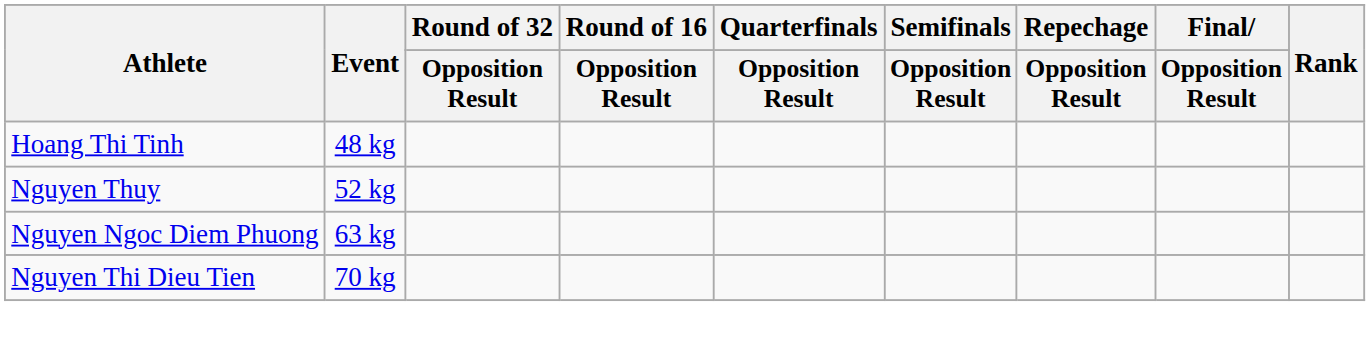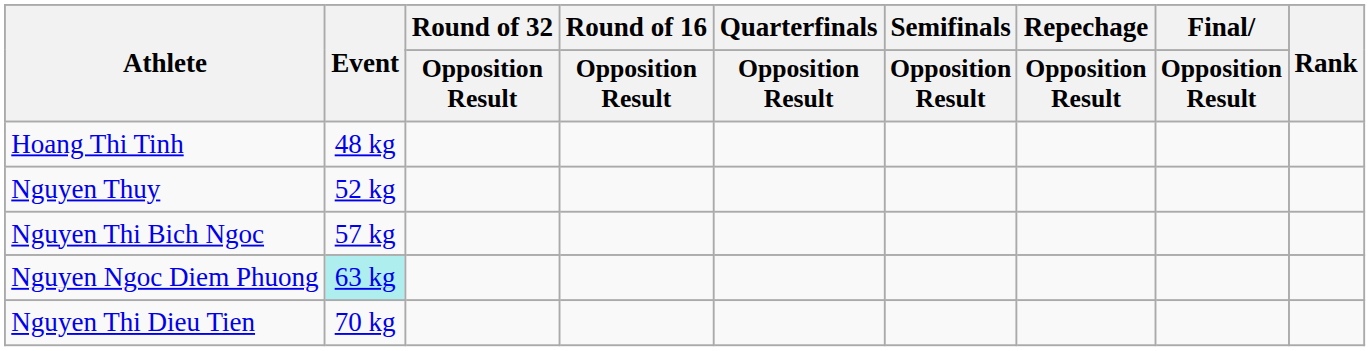+ row: (138, 233)
(365, 233) no background -> (365, 278) paleturquoise background
